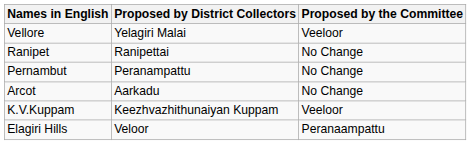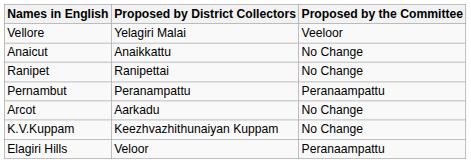+ row: (27, 52)
(332, 71) No Change -> (343, 91) Peranaampattu
(322, 110) Veeloor -> (332, 129) No Change
